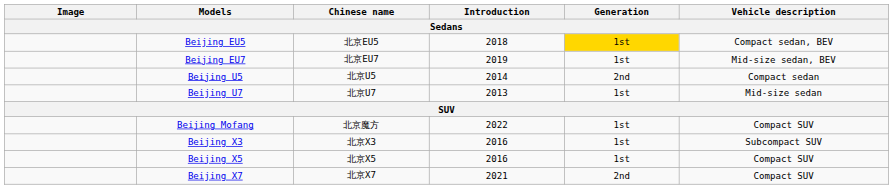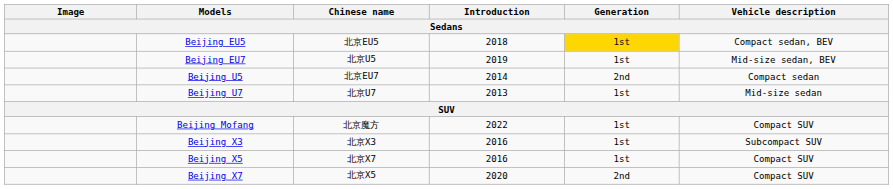(361, 59) 北京EU7 -> (361, 59) 北京U5
(361, 76) 北京U5 -> (361, 76) 北京EU7
(361, 159) 北京X5 -> (361, 159) 北京X7
(361, 175) 北京X7 -> (361, 175) 北京X5
(497, 176) 2021 -> (497, 176) 2020
